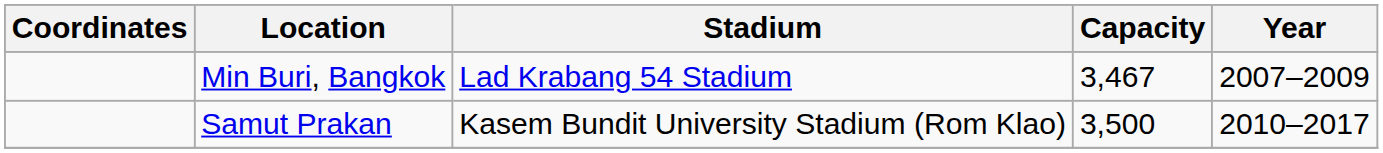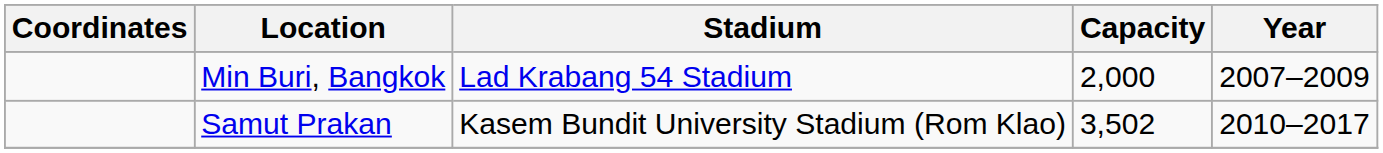(1118, 76) 3,467 -> (1118, 76) 2,000
(1118, 123) 3,500 -> (1118, 123) 3,502
